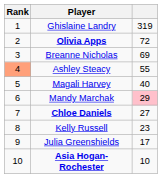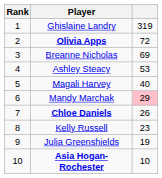(18, 69) lightsalmon background -> (18, 69) no background
(145, 69) 55 -> (145, 69) 53
(145, 113) 27 -> (145, 113) 26
(145, 142) 17 -> (145, 142) 19
